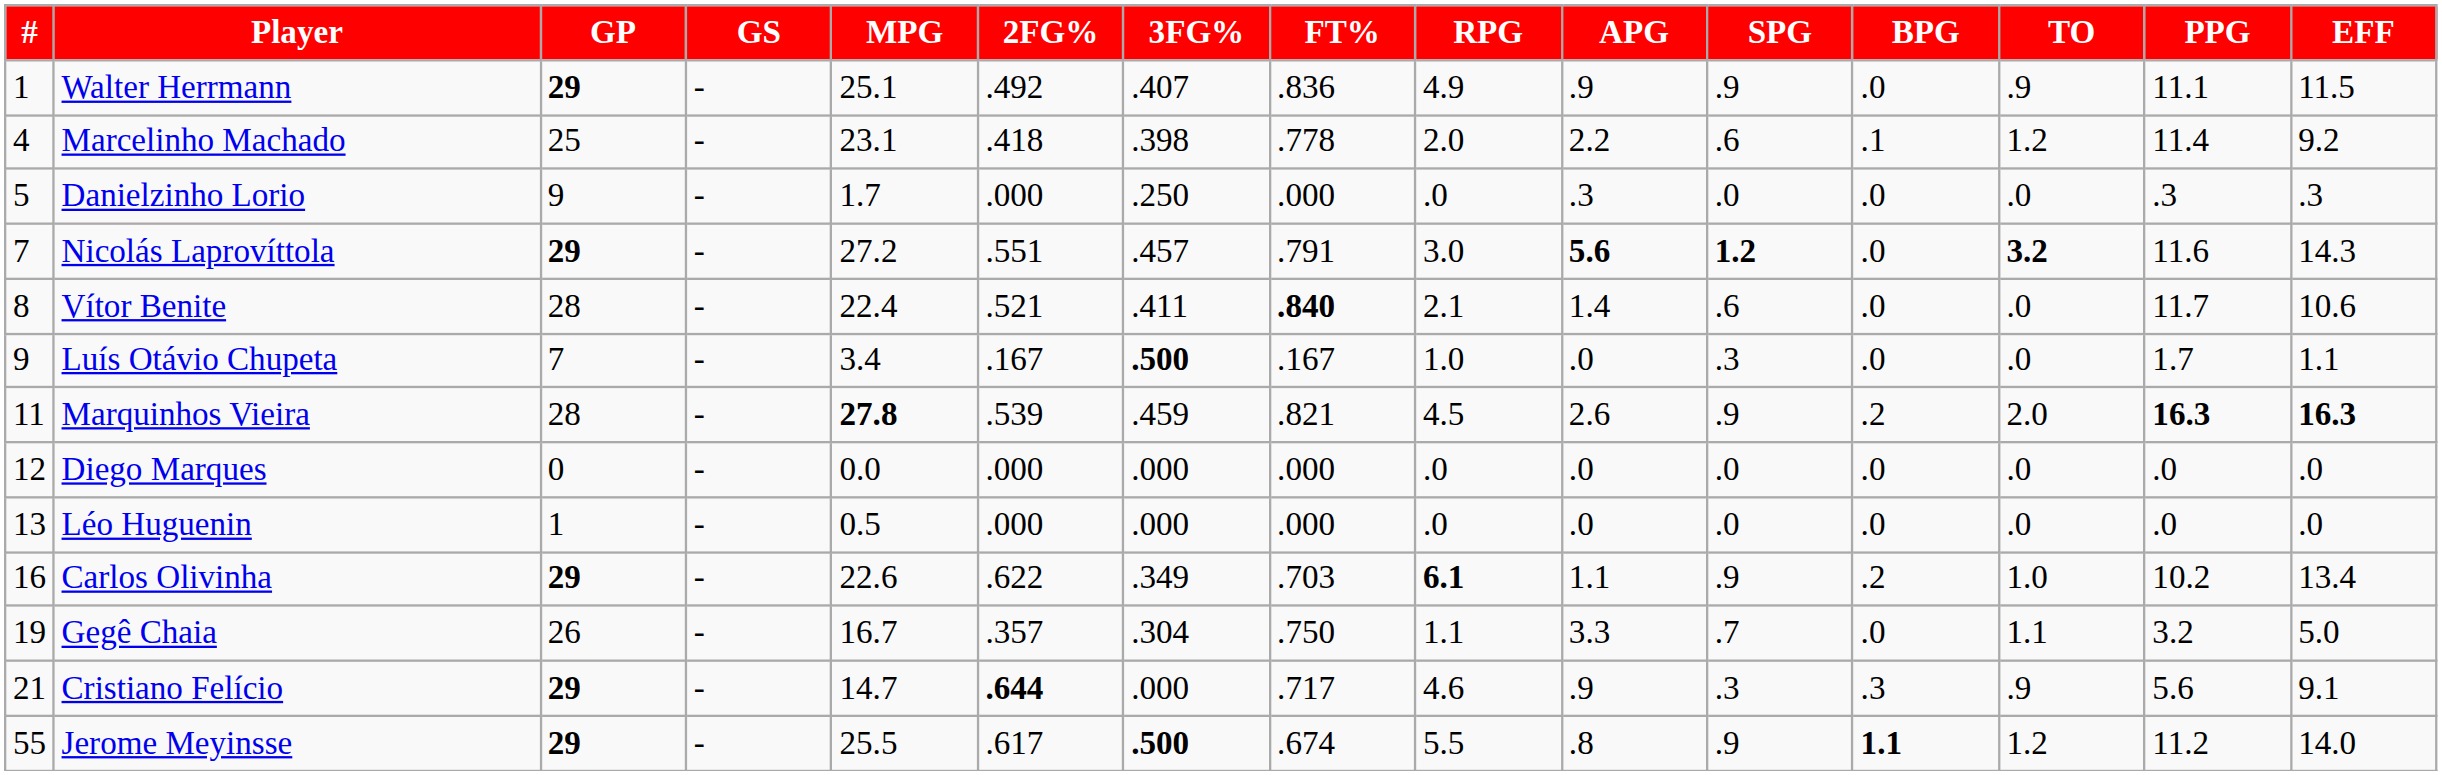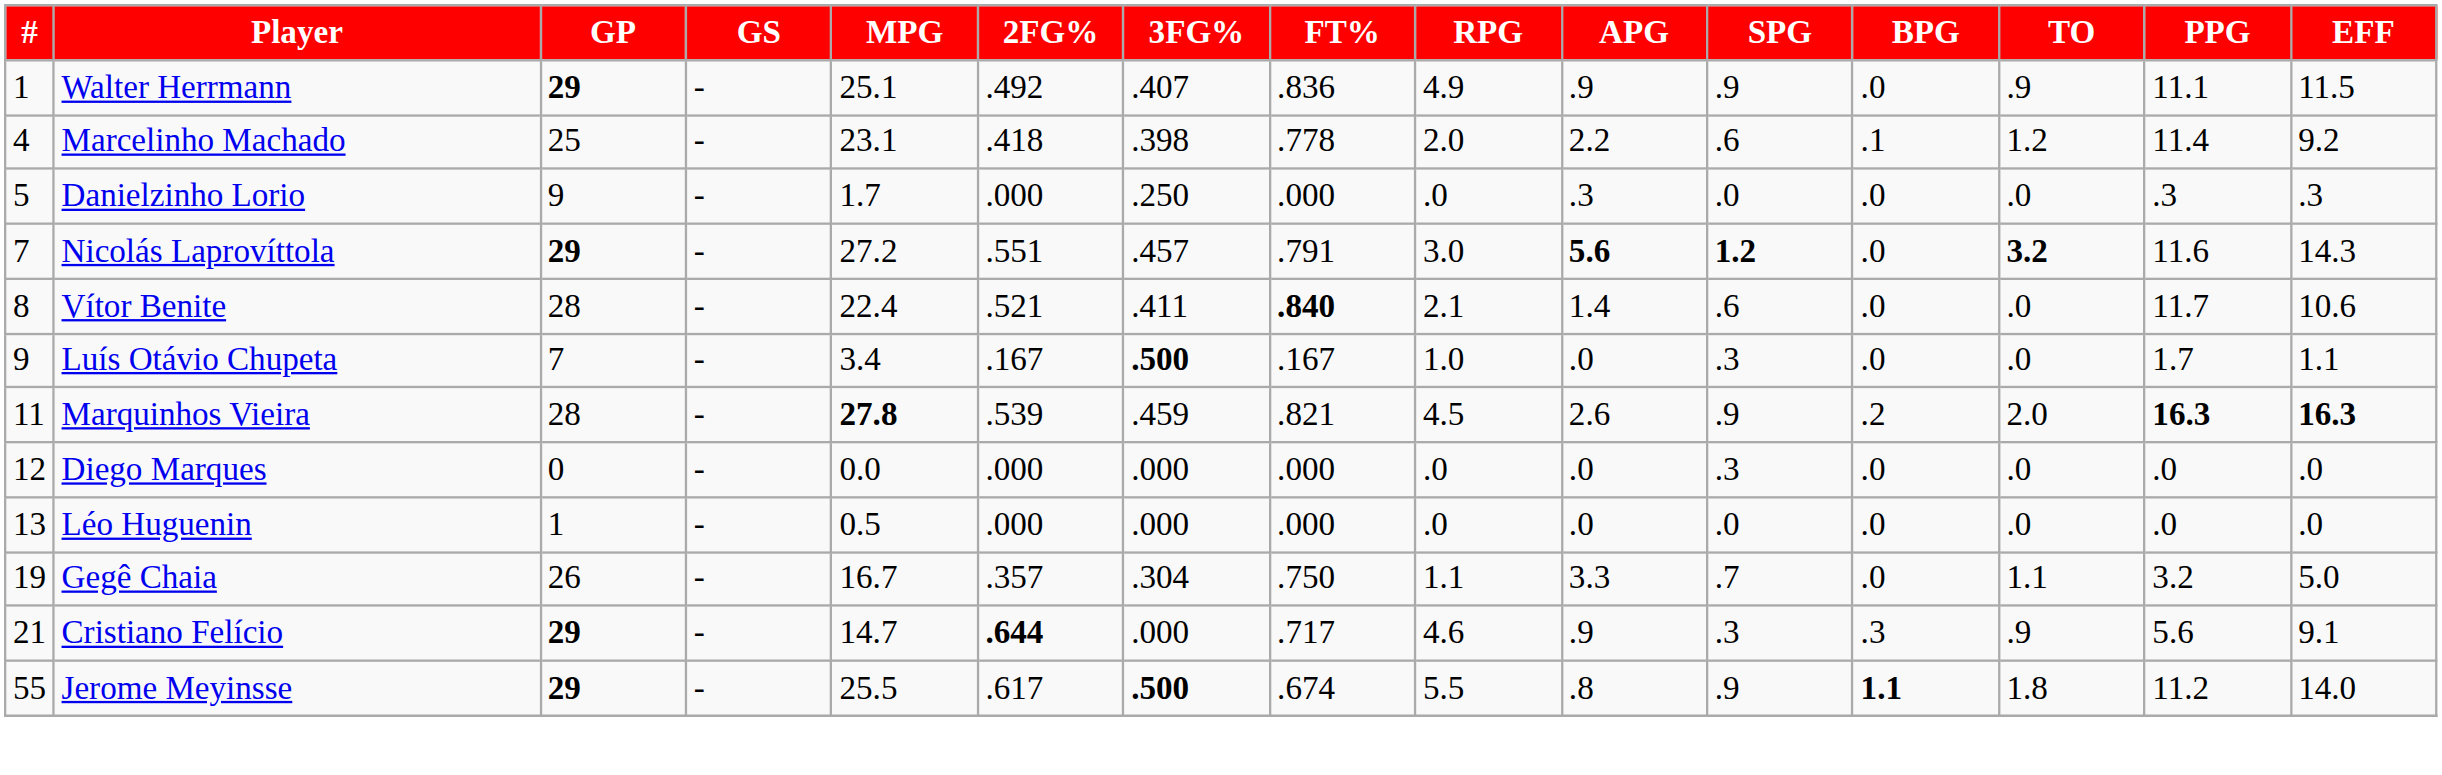(1727, 469) .0 -> (1727, 469) .3
- row: (167, 578)
(2027, 742) 1.2 -> (2027, 687) 1.8
